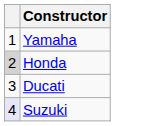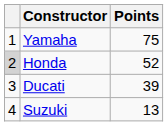+ column: (137, 16)
(12, 110) lavender background -> (12, 110) no background
